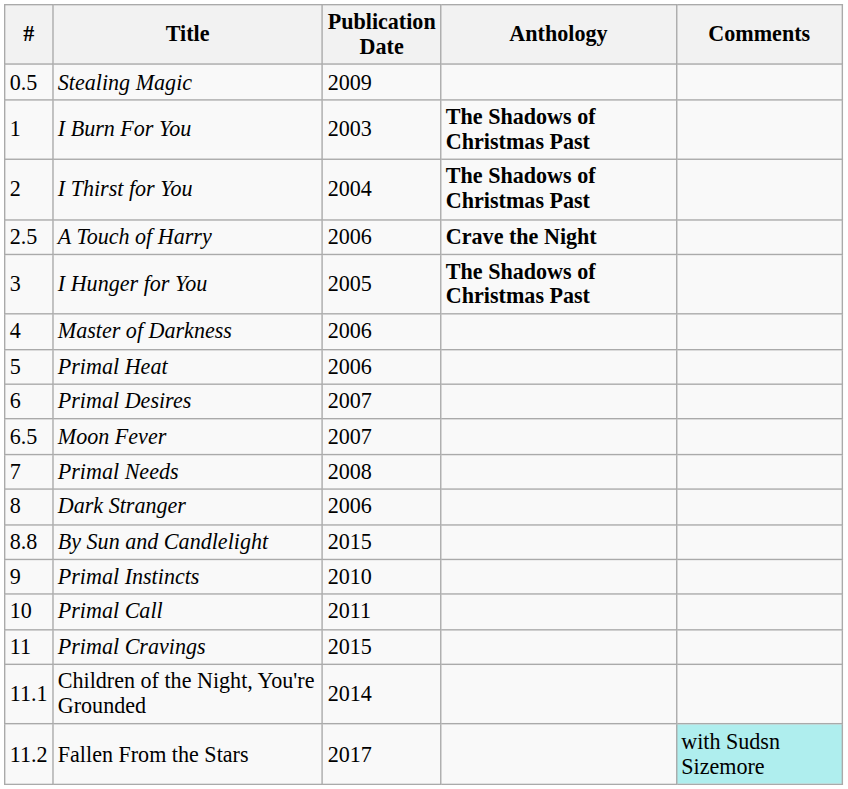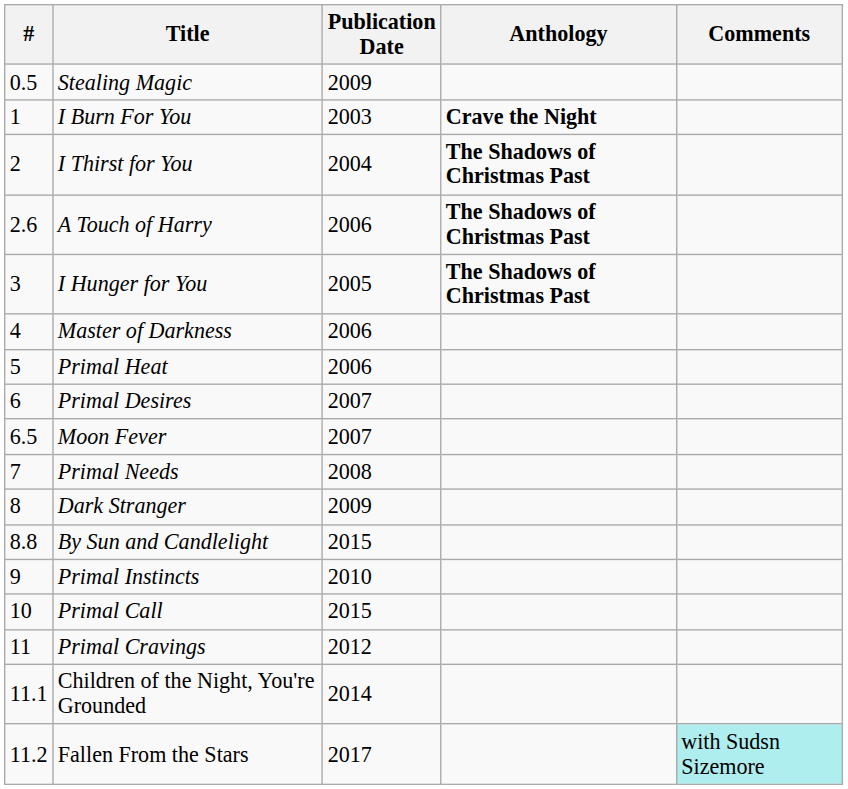(521, 129) The Shadows of Christmas Past -> (521, 116) Crave the Night
(24, 236) 2.5 -> (24, 224) 2.6
(521, 236) Crave the Night -> (521, 224) The Shadows of Christmas Past
(350, 506) 2006 -> (350, 506) 2009
(349, 611) 2011 -> (350, 611) 2015
(350, 646) 2015 -> (350, 646) 2012
